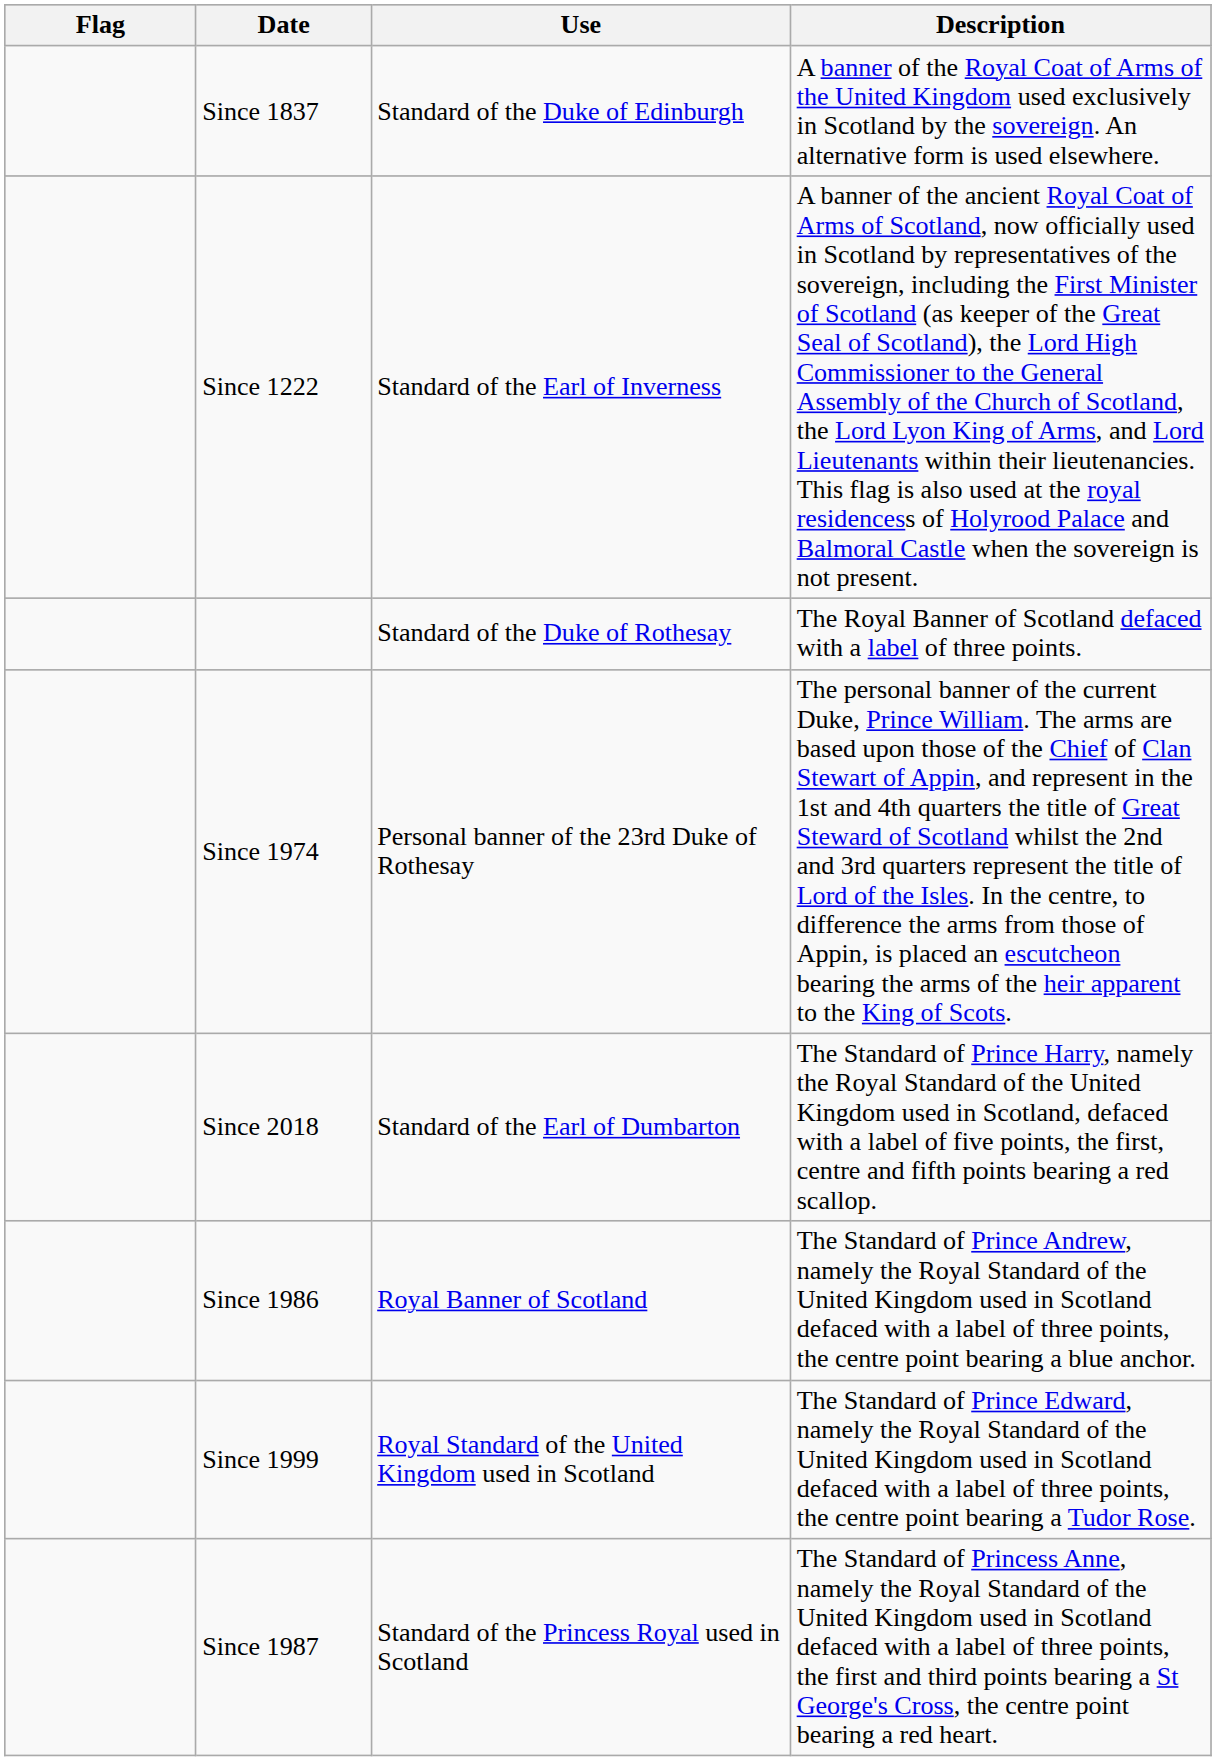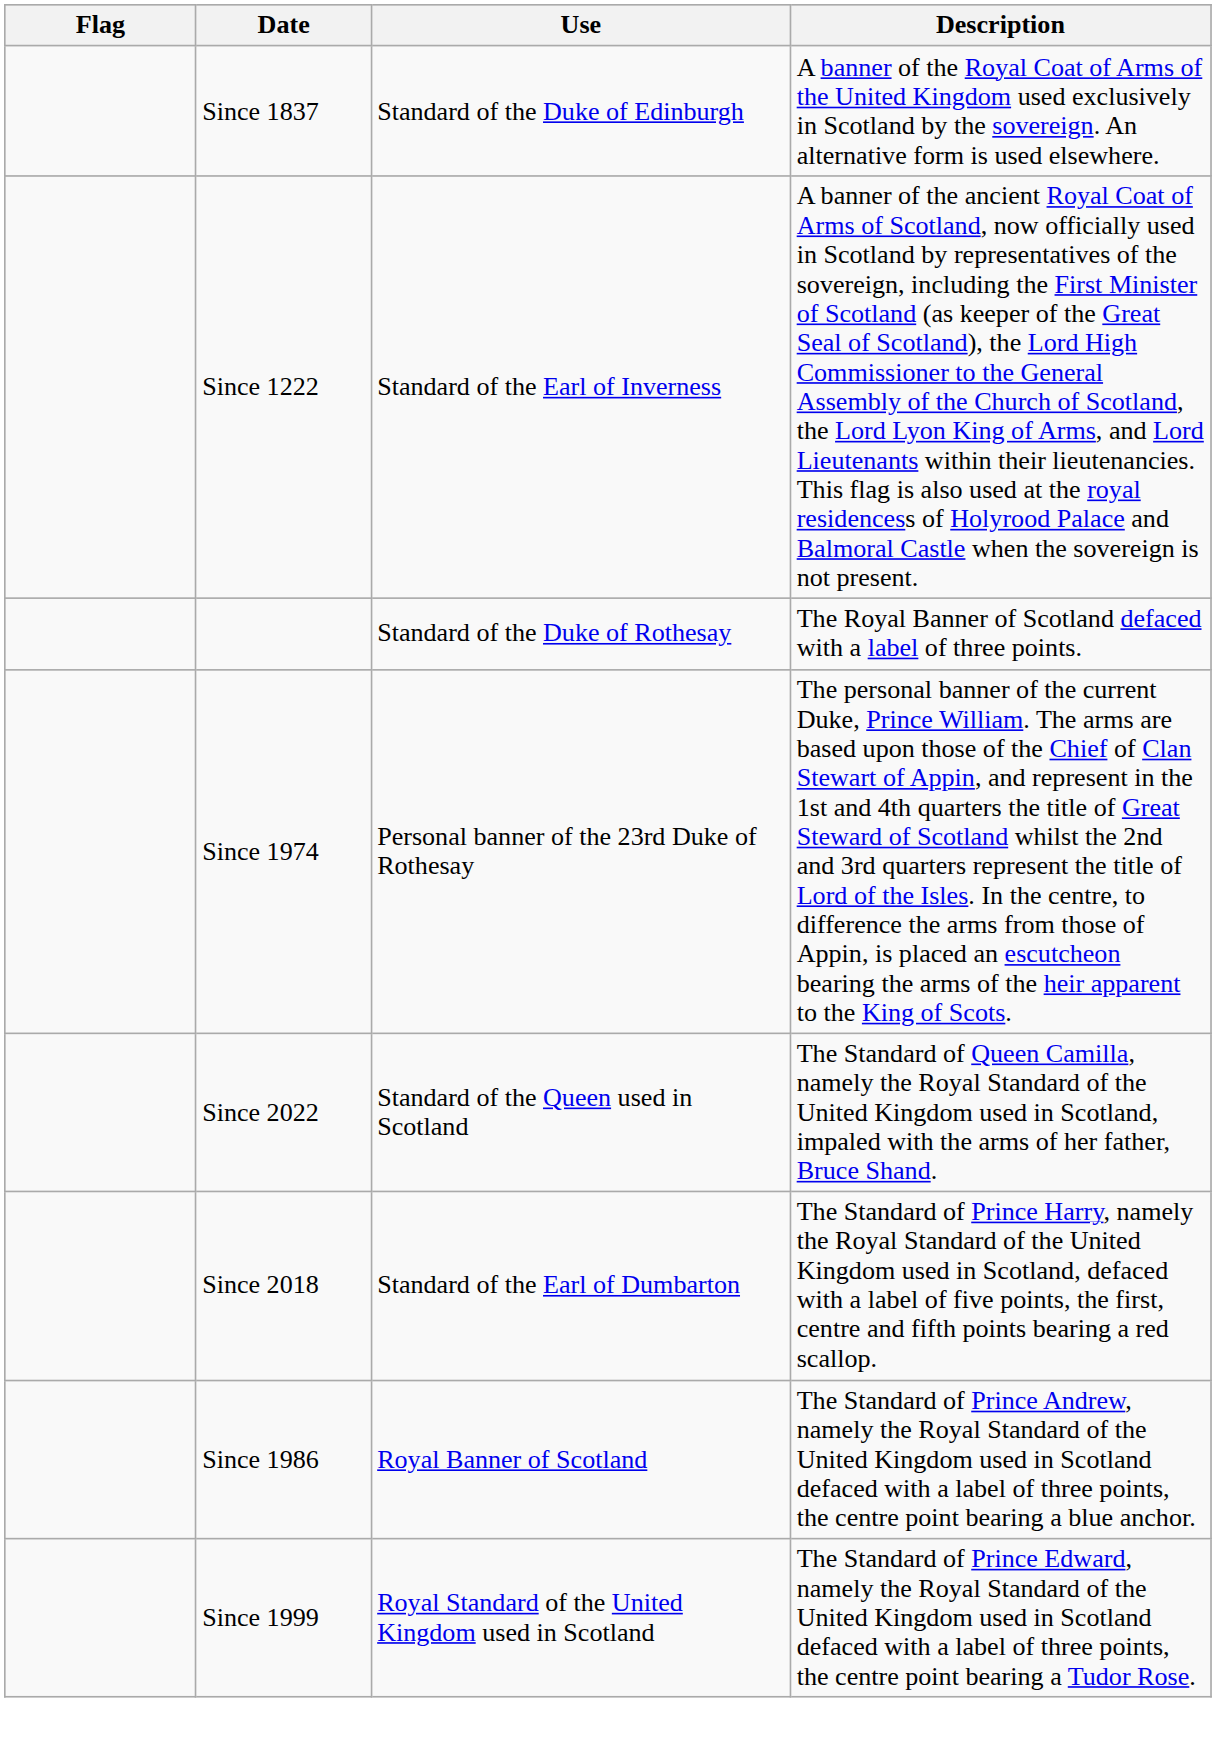+ row: (260, 1112)
- row: (260, 1647)
